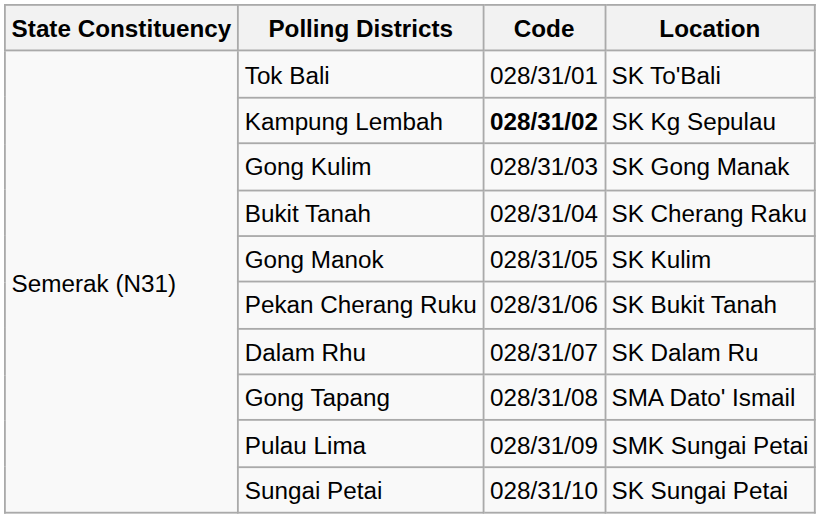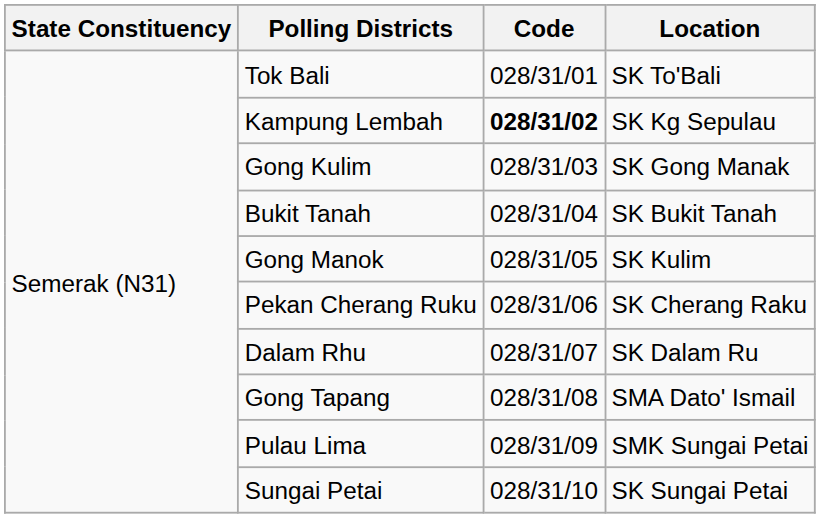(709, 214) SK Cherang Raku -> (694, 214) SK Bukit Tanah
(694, 306) SK Bukit Tanah -> (709, 306) SK Cherang Raku
